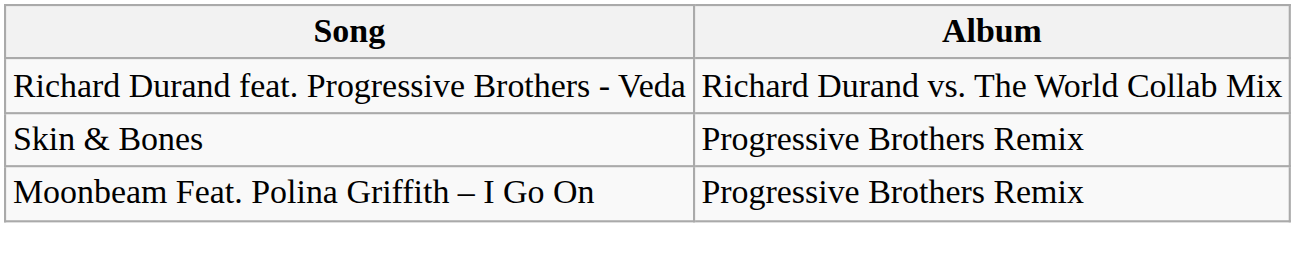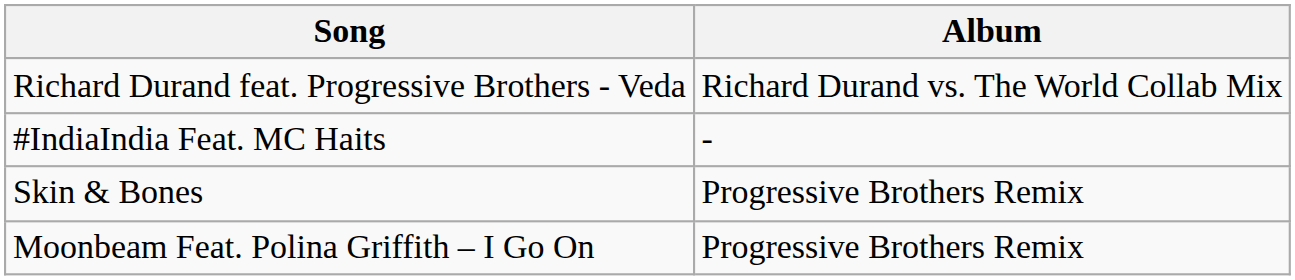+ row: (199, 138)
